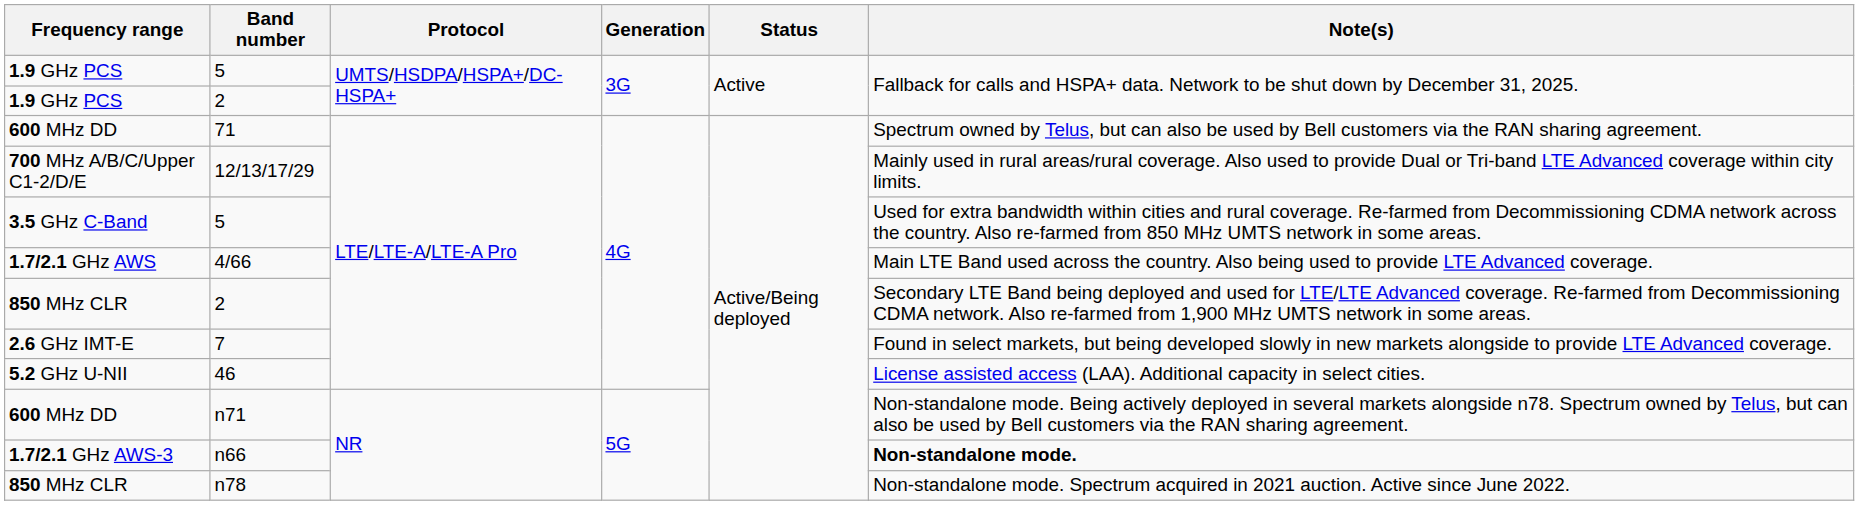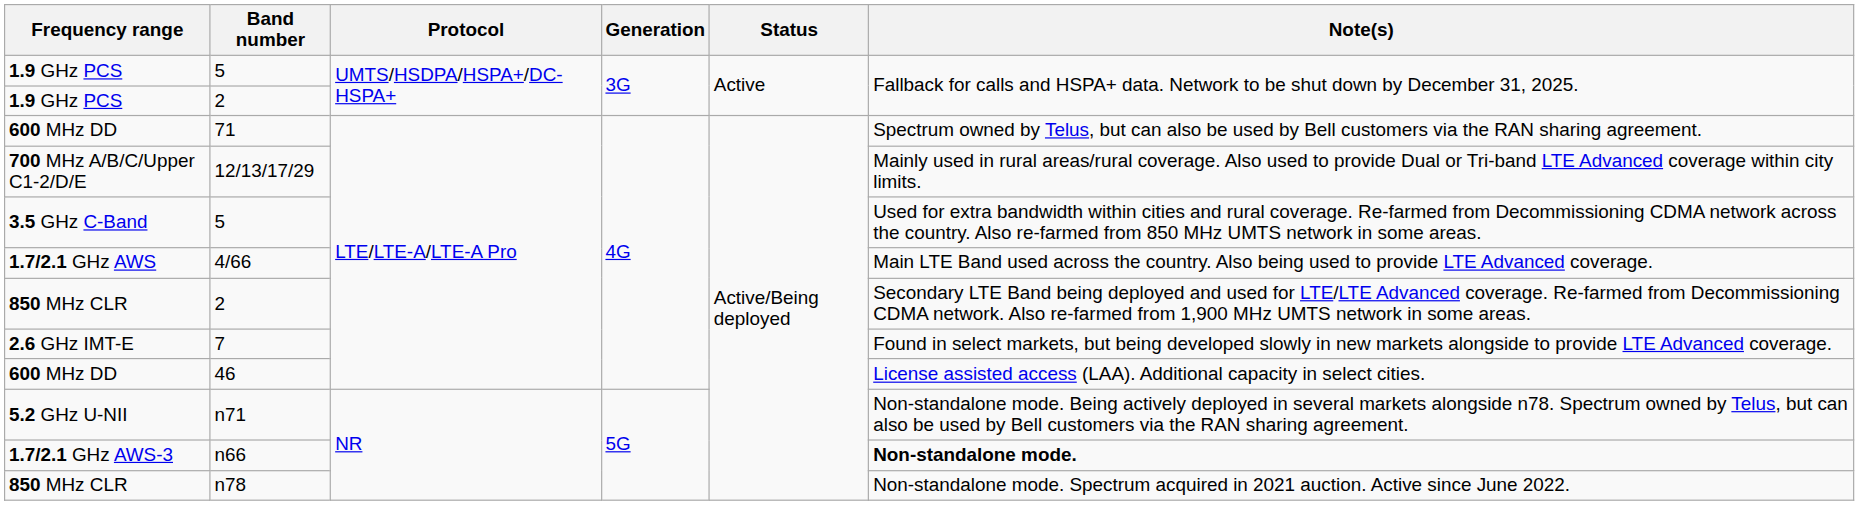(68, 373) 5.2 GHz U-NII -> (63, 373) 600 MHz DD
(63, 414) 600 MHz DD -> (68, 414) 5.2 GHz U-NII
